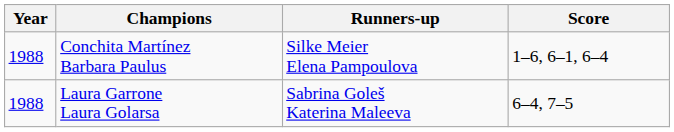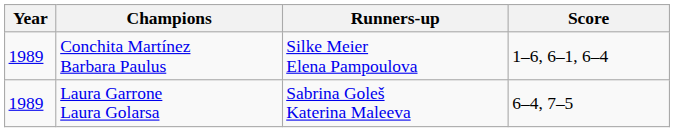(26, 55) 1988 -> (26, 55) 1989
(26, 103) 1988 -> (26, 103) 1989
